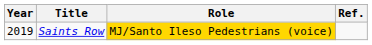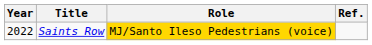(20, 31) 2019 -> (20, 31) 2022
